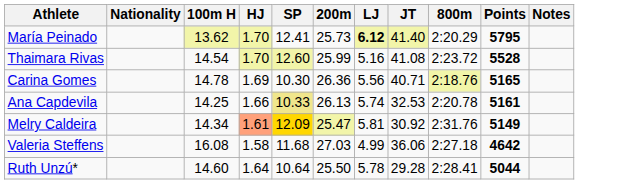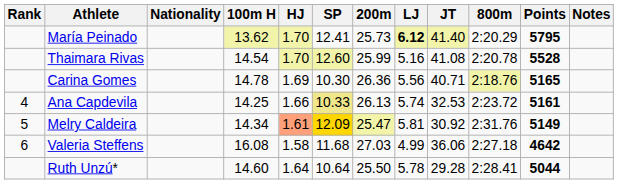+ column: (24, 15)
(455, 59) 2:23.72 -> (495, 59) 2:20.78
(455, 102) 2:20.78 -> (495, 102) 2:23.72
